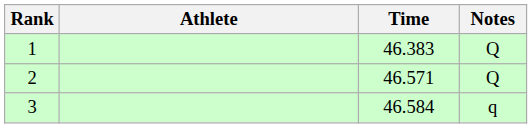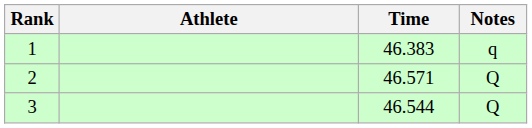(493, 48) Q -> (493, 48) q
(409, 107) 46.584 -> (409, 107) 46.544
(493, 107) q -> (493, 107) Q
